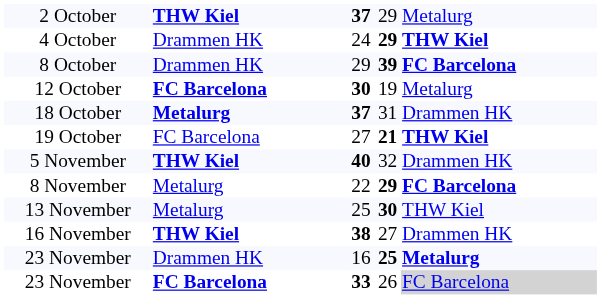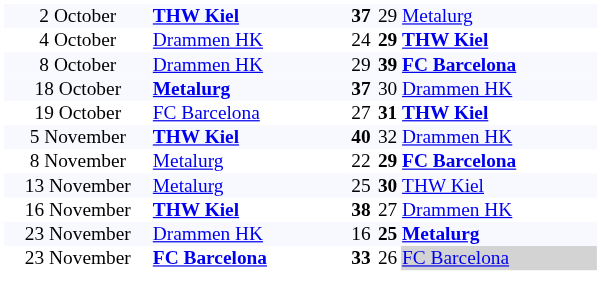- row: (78, 88)
(388, 112) 31 -> (388, 88) 30
(388, 136) 21 -> (388, 112) 31
